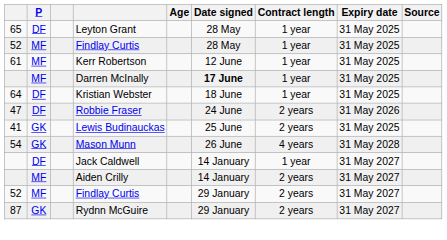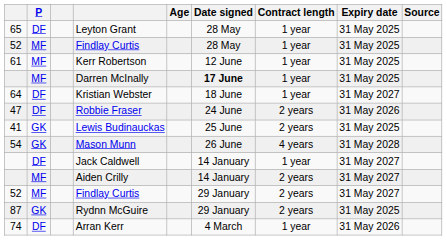(369, 95) 31 May 2025 -> (369, 95) 31 May 2027
(369, 210) 31 May 2027 -> (369, 210) 31 May 2025
+ row: (16, 227)
